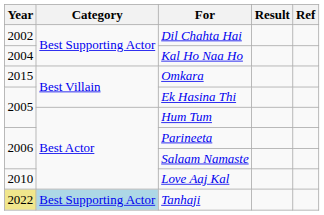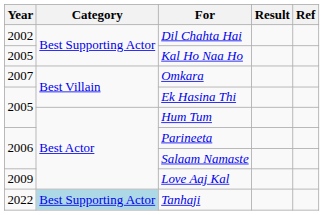(20, 55) 2004 -> (20, 55) 2005
(20, 76) 2015 -> (20, 76) 2007
(20, 179) 2010 -> (20, 179) 2009
(20, 199) khaki background -> (20, 199) no background
